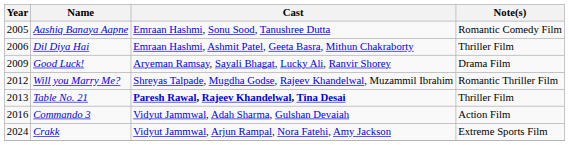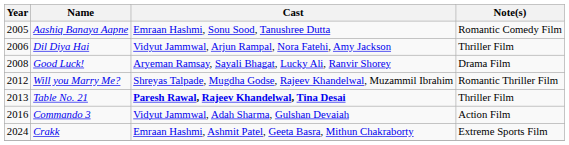(273, 47) Emraan Hashmi, Ashmit Patel, Geeta Basra, Mithun Chakraborty -> (262, 47) Vidyut Jammwal, Arjun Rampal, Nora Fatehi, Amy Jackson
(18, 64) 2009 -> (18, 64) 2008
(262, 132) Vidyut Jammwal, Arjun Rampal, Nora Fatehi, Amy Jackson -> (273, 132) Emraan Hashmi, Ashmit Patel, Geeta Basra, Mithun Chakraborty
